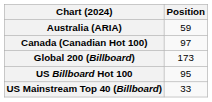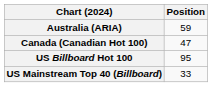(186, 43) 97 -> (186, 43) 47
- row: (84, 58)
